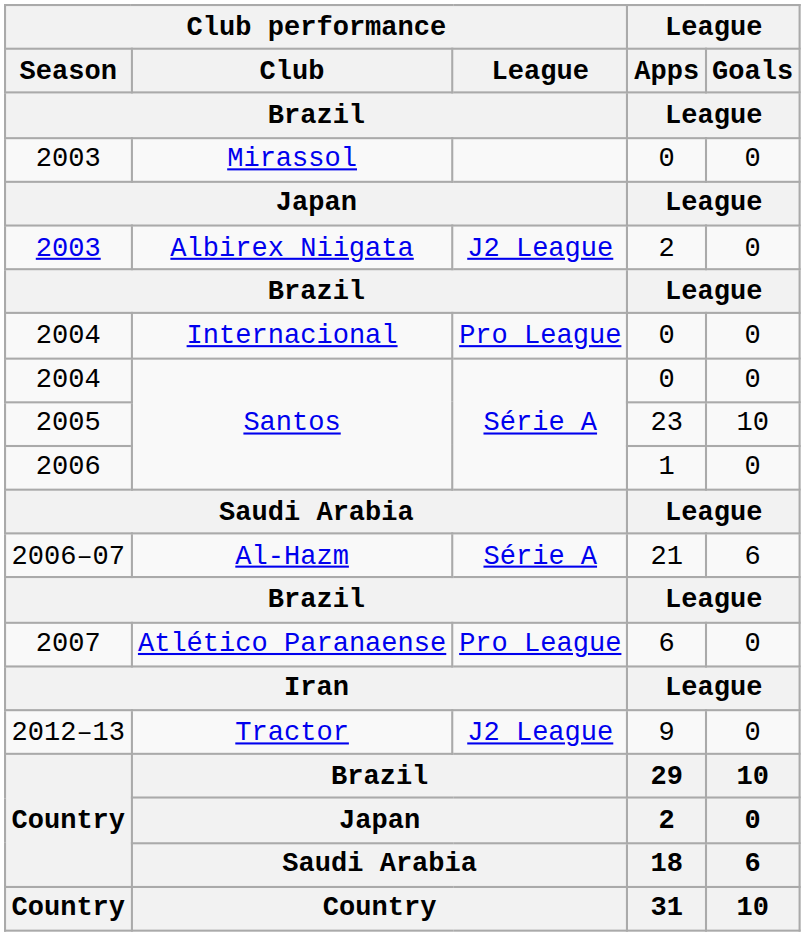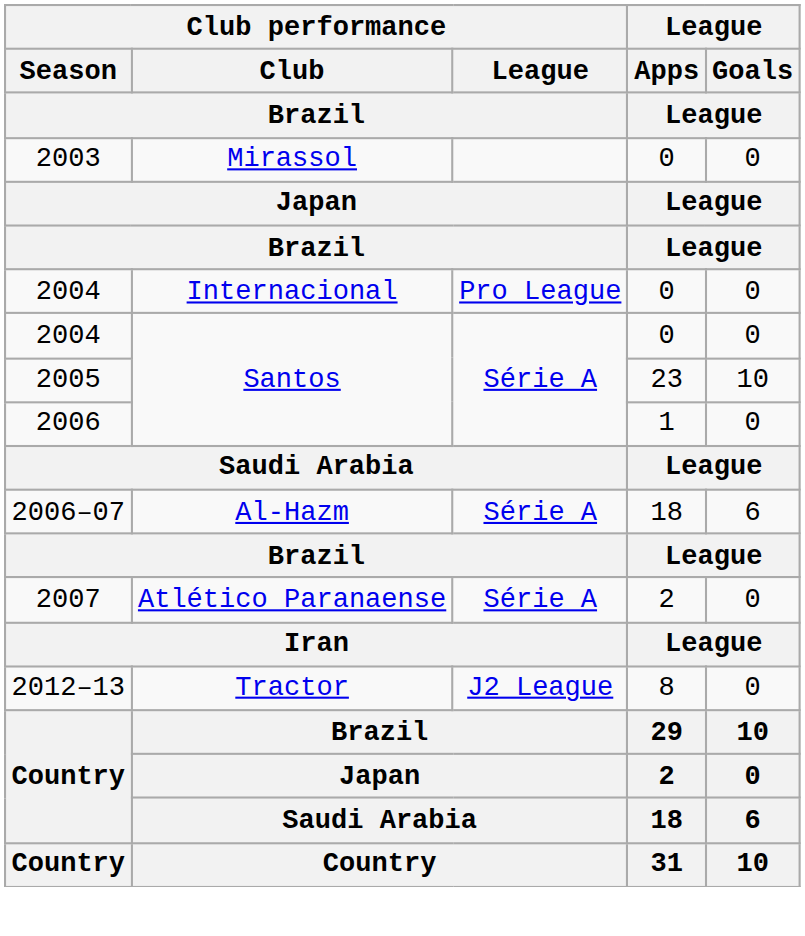- row: (68, 247)
(667, 556) 21 -> (667, 512) 18
(540, 644) Pro League -> (540, 600) Série A
(667, 644) 6 -> (667, 600) 2
(667, 732) 9 -> (667, 688) 8
